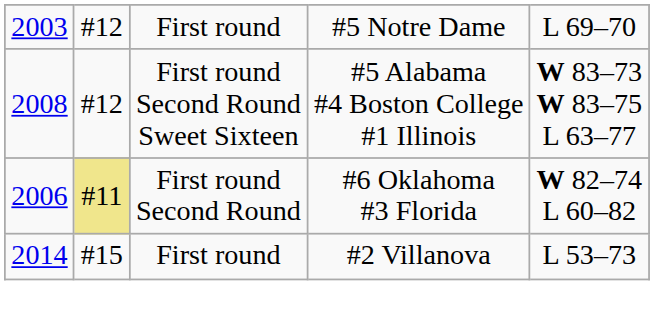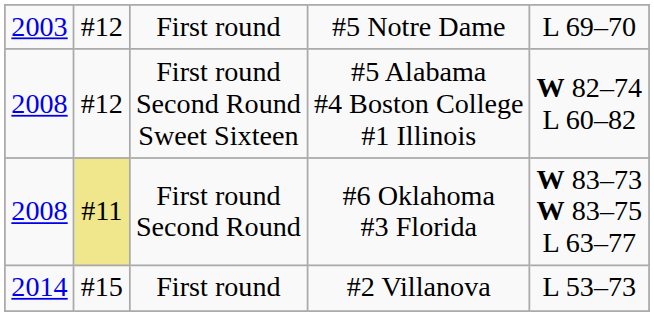(589, 103) W 83–73 W 83–75 L 63–77 -> (589, 103) W 82–74 L 60–82
(40, 195) 2006 -> (40, 211) 2008
(589, 195) W 82–74 L 60–82 -> (589, 211) W 83–73 W 83–75 L 63–77
